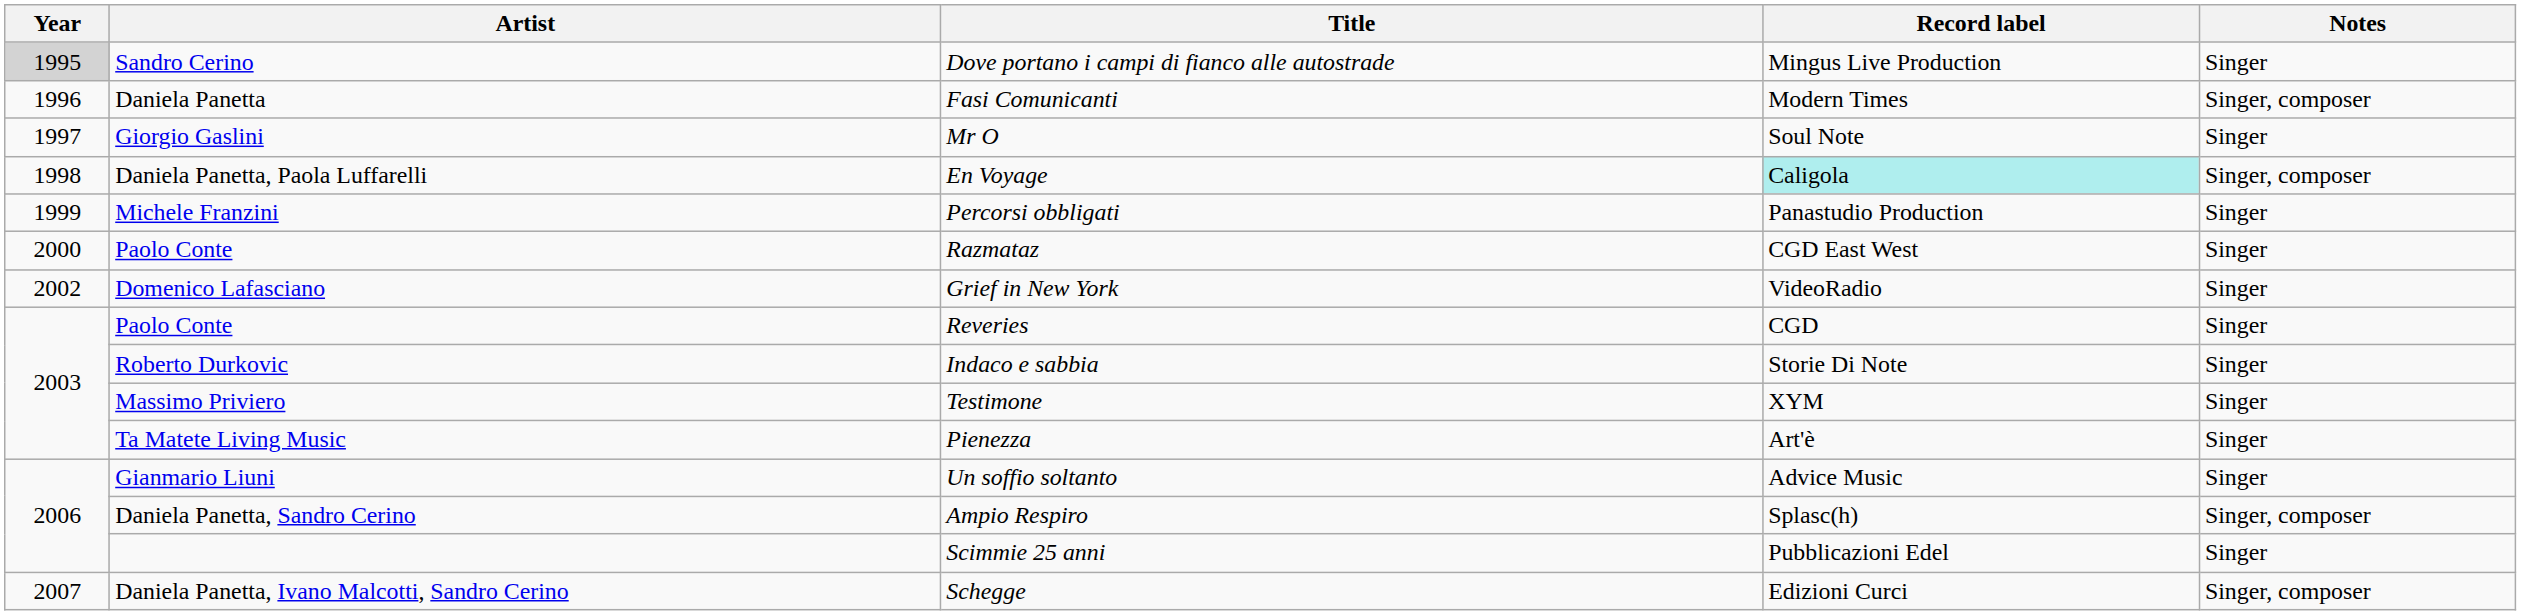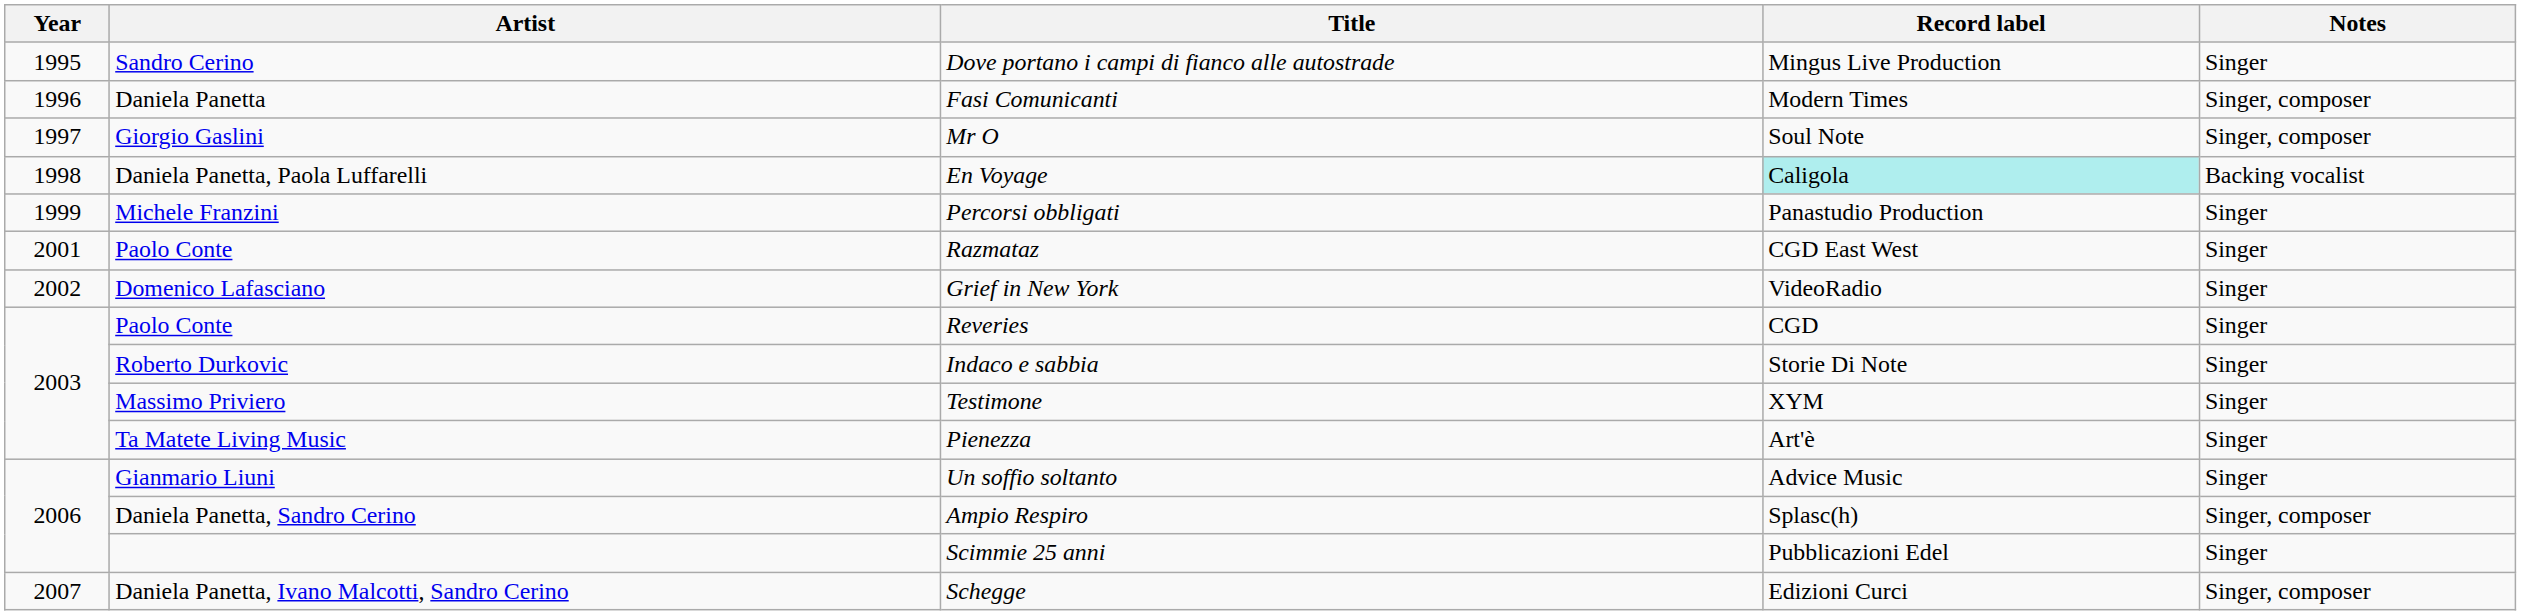(57, 61) lightgrey background -> (57, 61) no background
(2236, 136) Singer -> (2288, 136) Singer, composer
(2288, 174) Singer, composer -> (2285, 174) Backing vocalist
(57, 250) 2000 -> (57, 250) 2001
